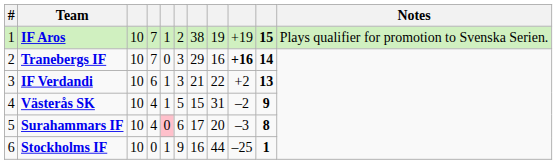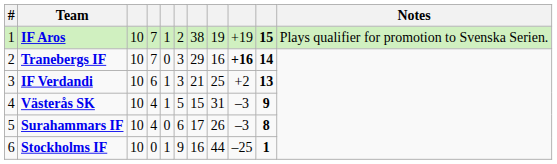(218, 81) 22 -> (218, 81) 25
(242, 103) –2 -> (242, 103) –3
(167, 125) pink background -> (167, 125) no background
(218, 125) 20 -> (218, 125) 26
